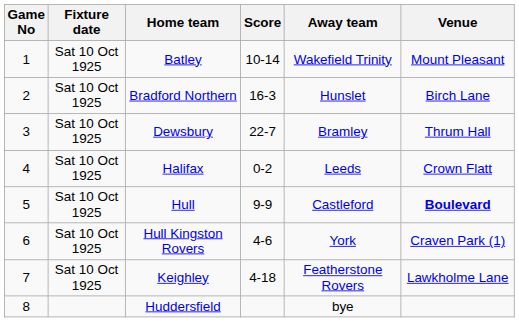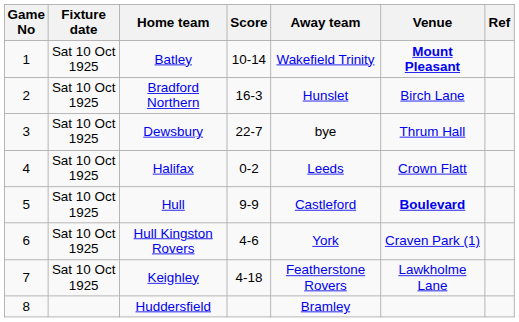+ column: (499, 22)
(458, 59) normal -> (432, 59) bold
(343, 132) Bramley -> (326, 132) bye
(343, 306) bye -> (326, 306) Bramley
